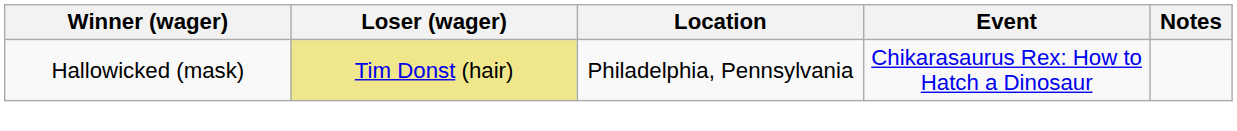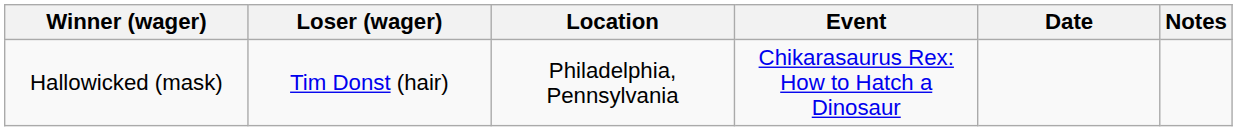+ column: (1069, 22)
(434, 69) khaki background -> (369, 82) no background
